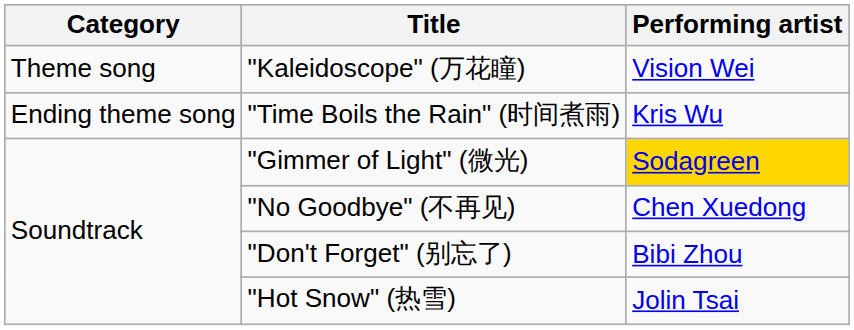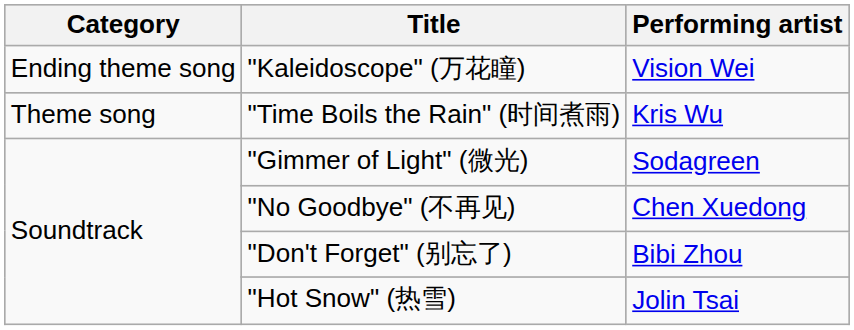(83, 68) Theme song -> (123, 68) Ending theme song
(123, 115) Ending theme song -> (83, 115) Theme song
(696, 161) gold background -> (696, 161) no background
